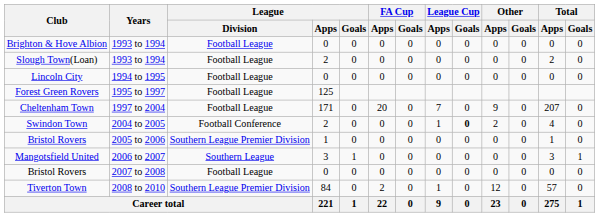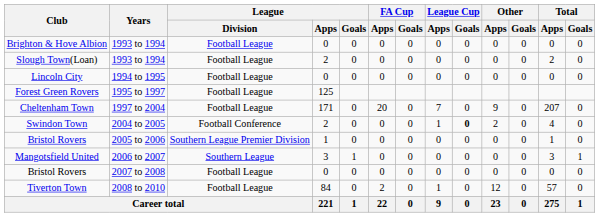(240, 188) Southern League Premier Division -> (240, 188) Football League
